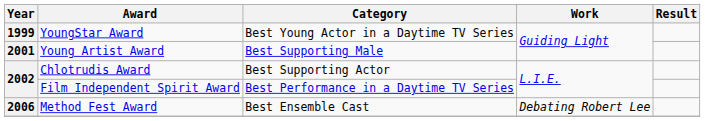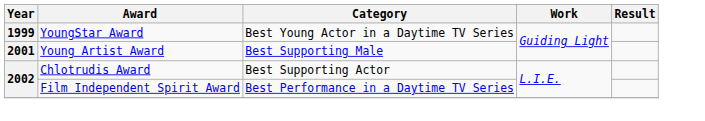- row: (99, 107)
